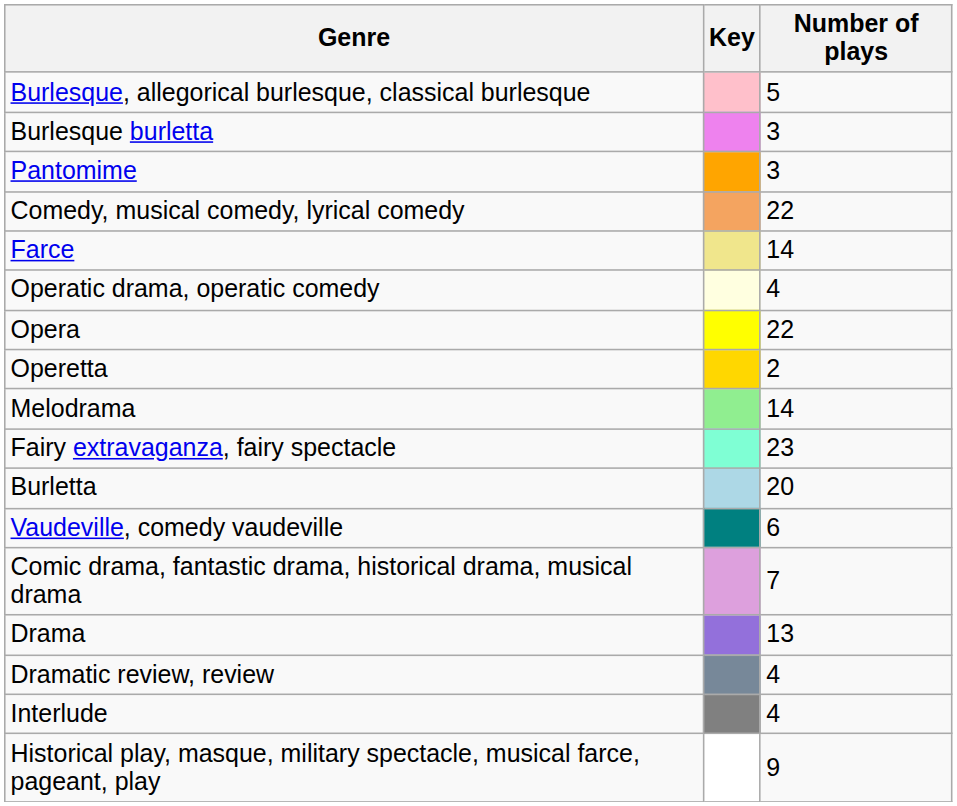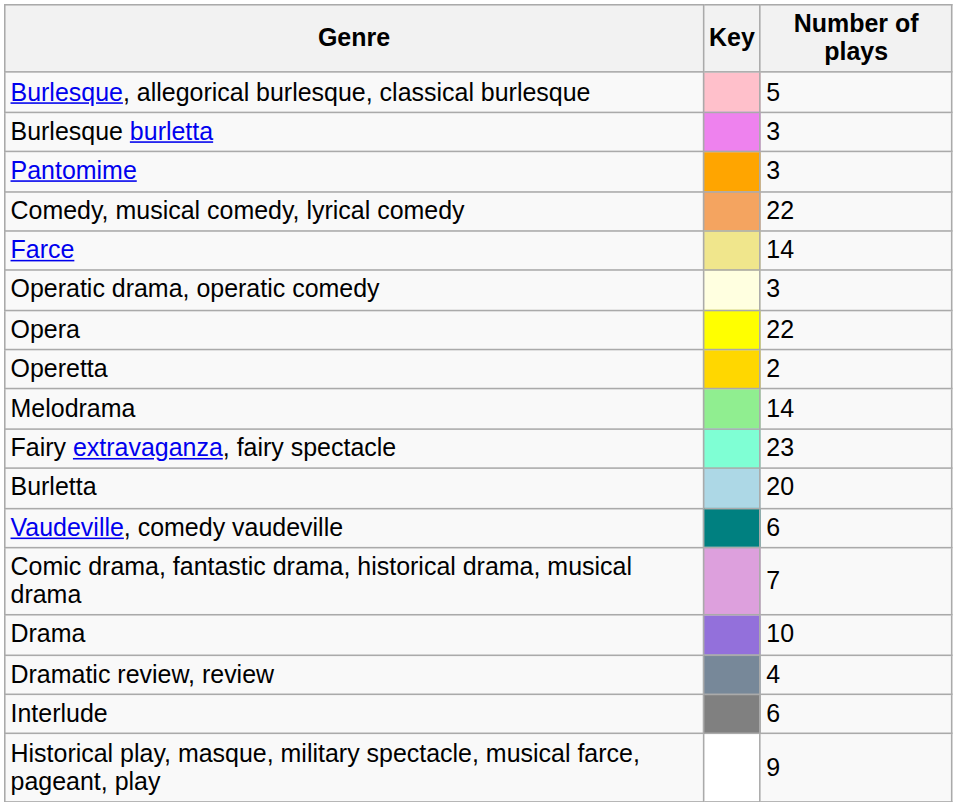(773, 289) 4 -> (773, 289) 3
(780, 634) 13 -> (780, 634) 10
(773, 713) 4 -> (773, 713) 6
